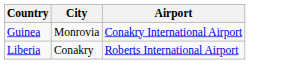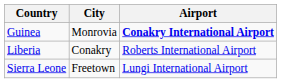(173, 31) normal -> (198, 31) bold
+ row: (37, 68)
